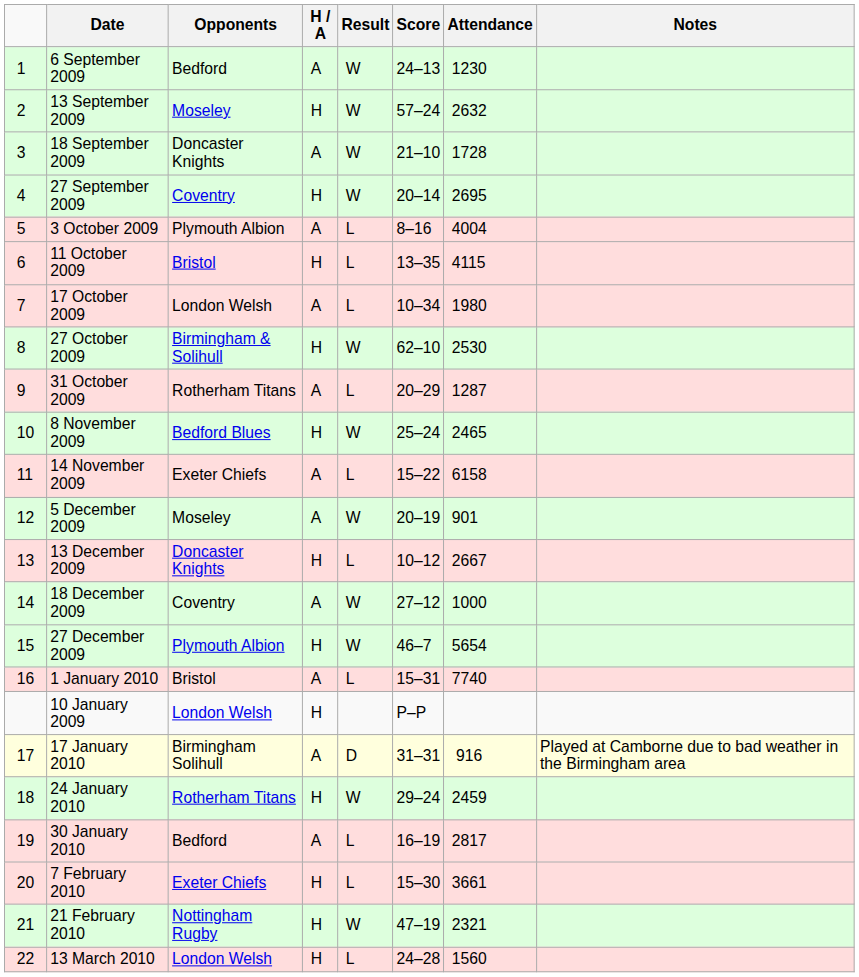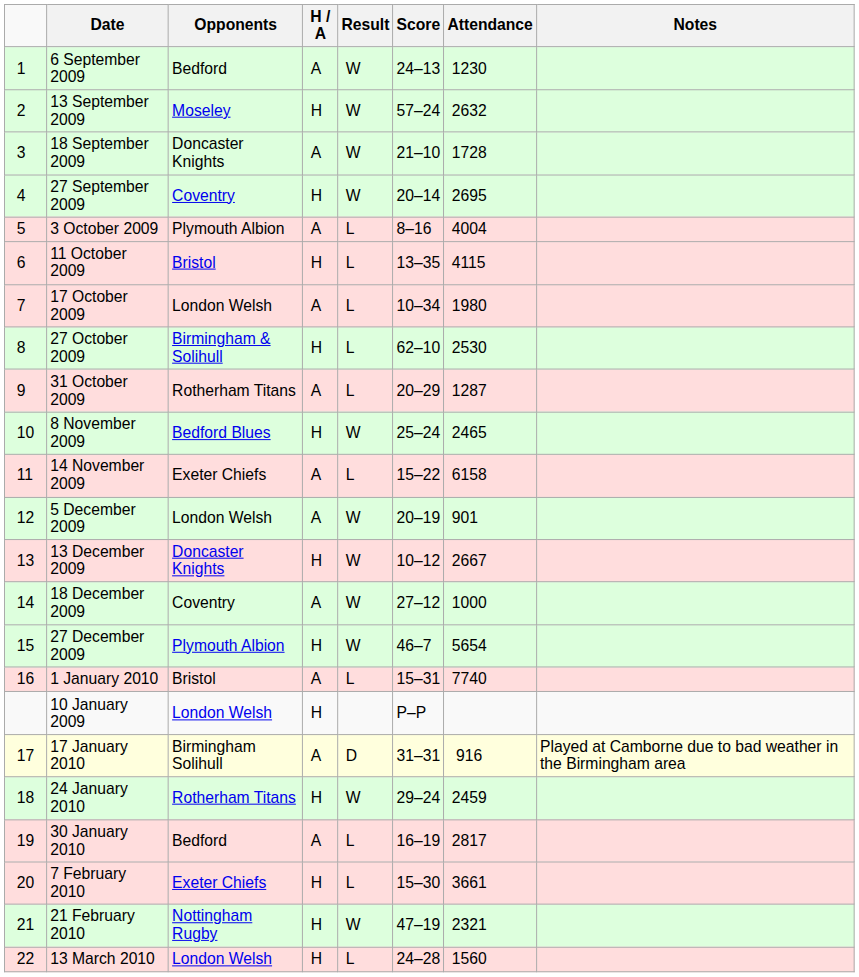(351, 348) W -> (348, 348) L
(201, 518) Moseley -> (222, 518) London Welsh
(348, 560) L -> (351, 560) W
